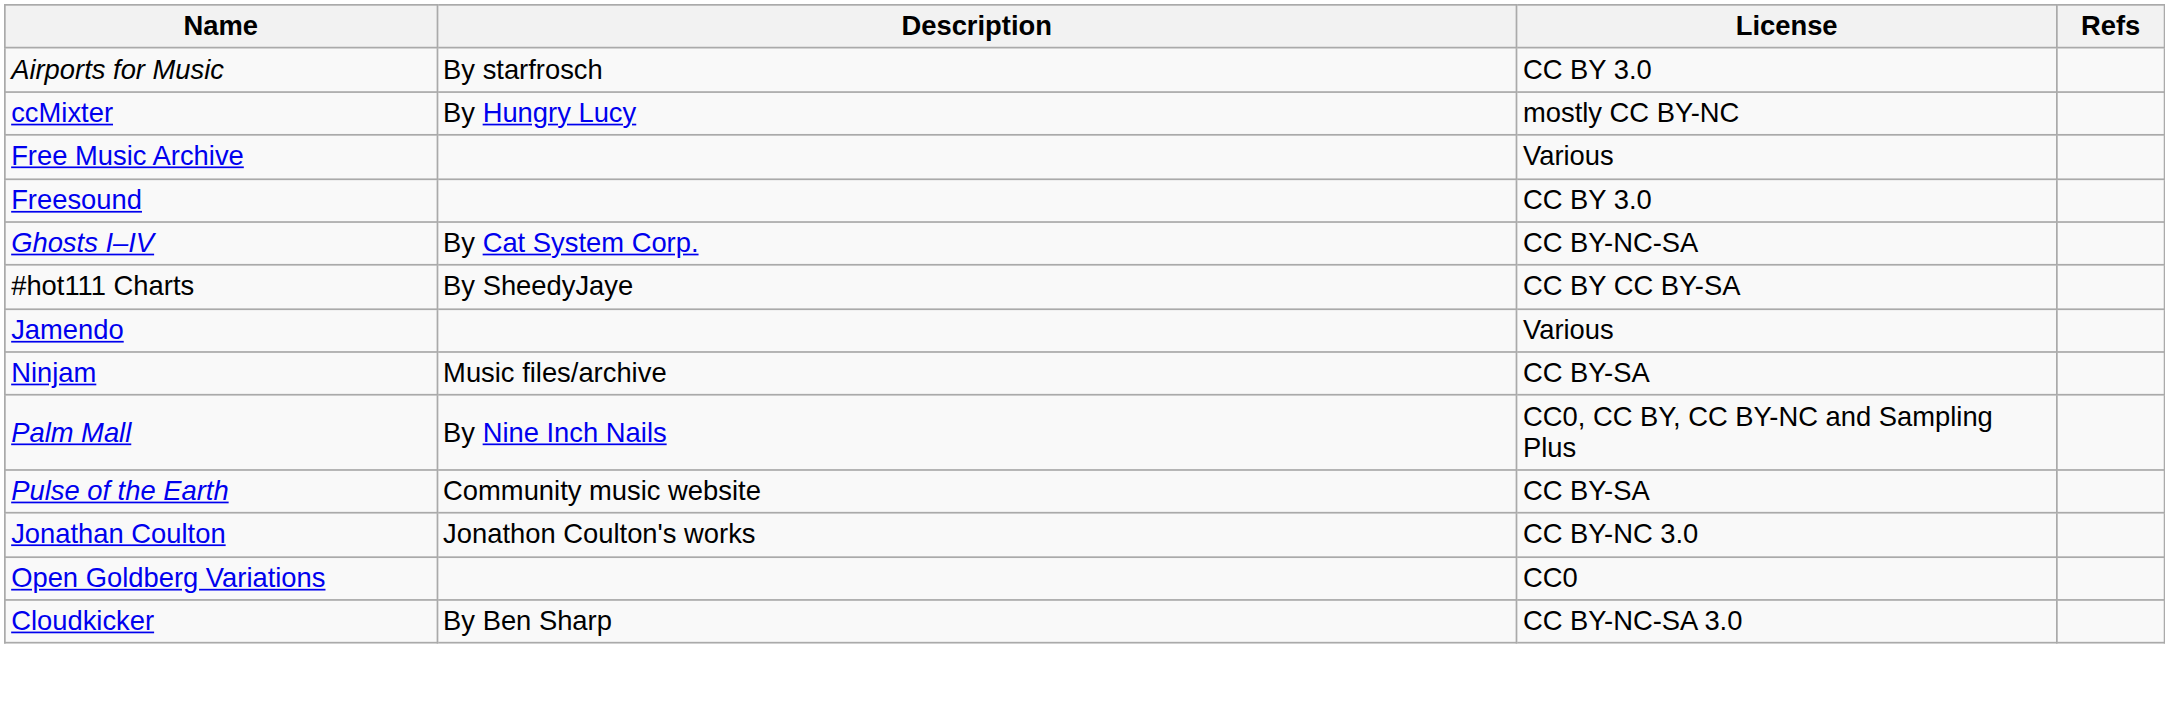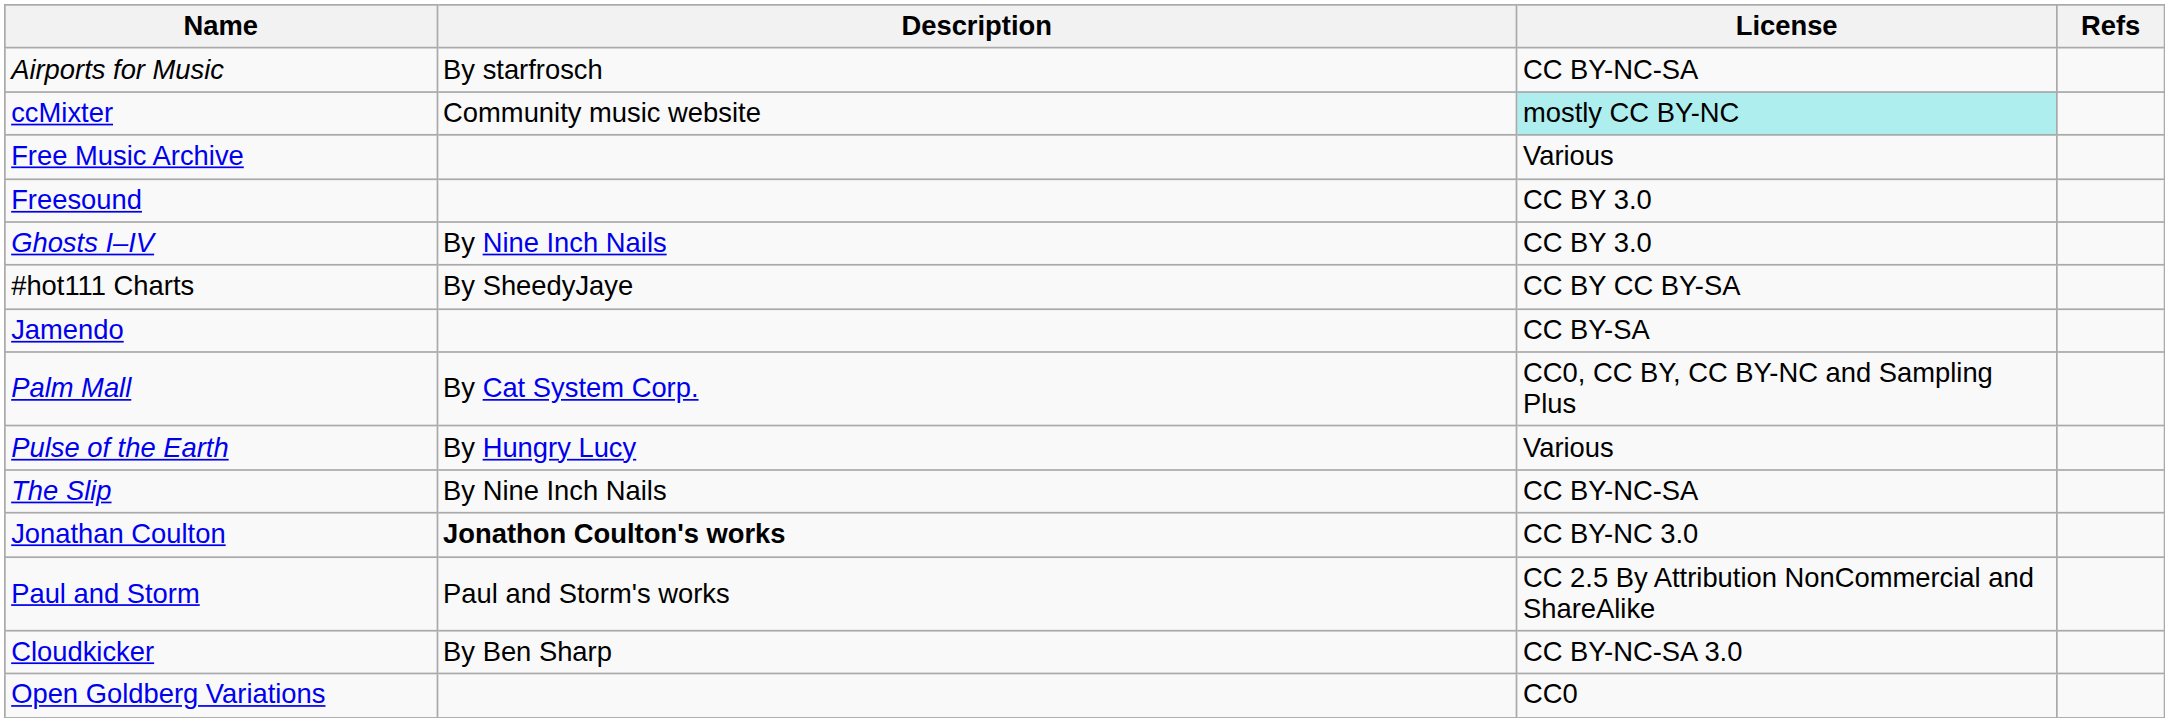(1587, 69) CC BY 3.0 -> (1611, 69) CC BY-NC-SA
(540, 112) By Hungry Lucy -> (602, 112) Community music website
(1631, 112) no background -> (1631, 112) paleturquoise background
(571, 243) By Cat System Corp. -> (555, 243) By Nine Inch Nails
(1611, 243) CC BY-NC-SA -> (1587, 243) CC BY 3.0
(1568, 329) Various -> (1586, 329) CC BY-SA
- row: (54, 373)
(555, 432) By Nine Inch Nails -> (571, 388) By Cat System Corp.
(602, 490) Community music website -> (540, 447) By Hungry Lucy
(1586, 490) CC BY-SA -> (1568, 447) Various
+ row: (61, 490)
(599, 534) normal -> (614, 534) bold
+ row: (105, 593)
rows swapped: (168, 577) <-> (83, 621)
